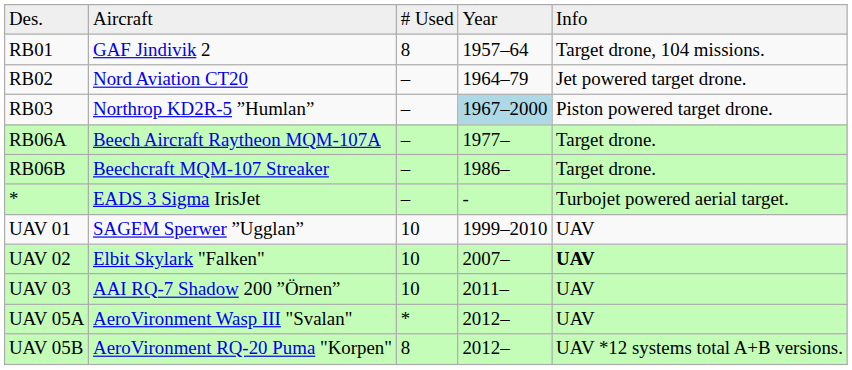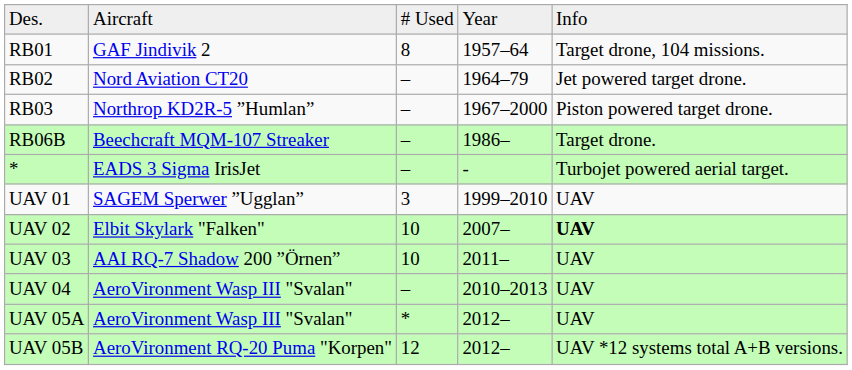(505, 109) lightblue background -> (505, 109) no background
- row: (38, 139)
(410, 229) 10 -> (405, 199) 3
+ row: (40, 288)
(405, 348) 8 -> (410, 348) 12
